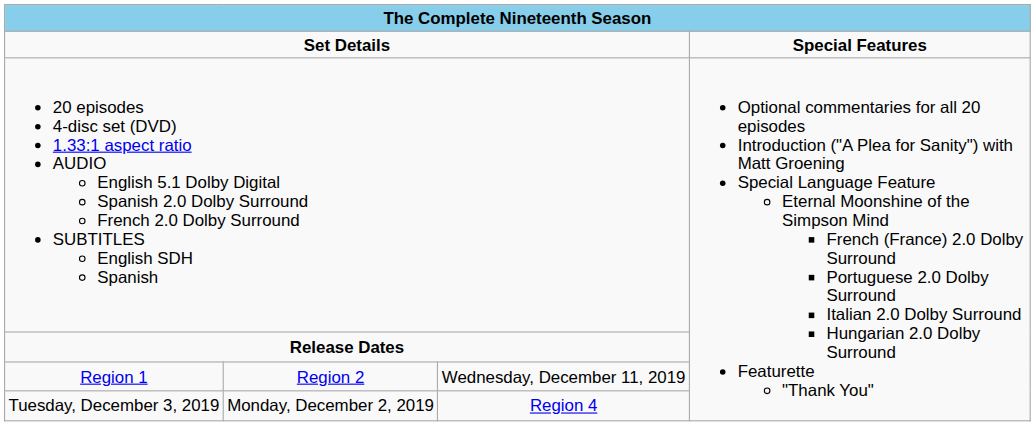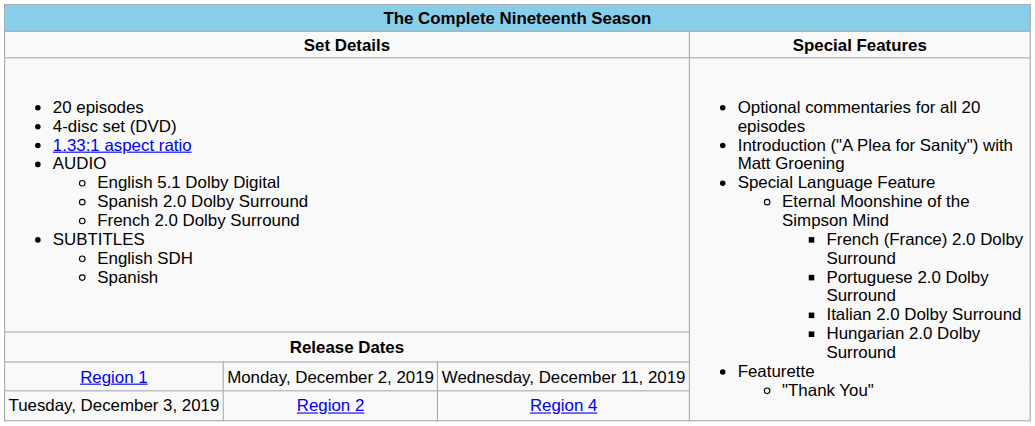(331, 376) Region 2 -> (331, 376) Monday, December 2, 2019
(331, 406) Monday, December 2, 2019 -> (331, 406) Region 2
